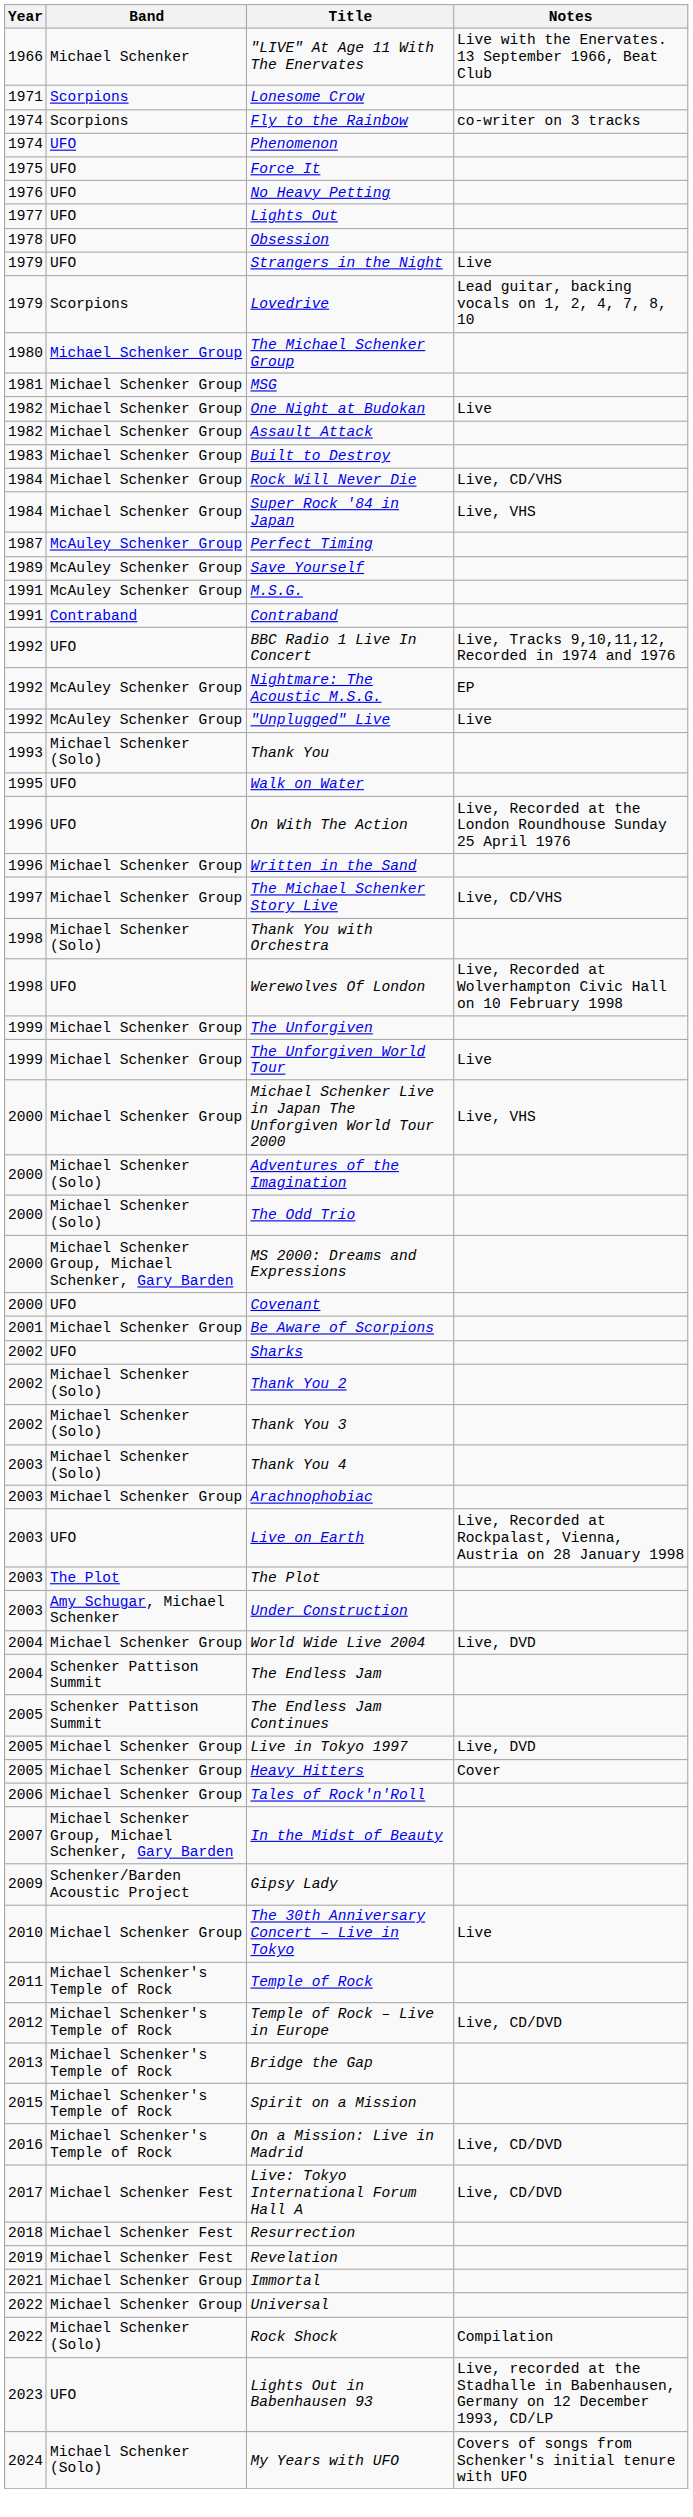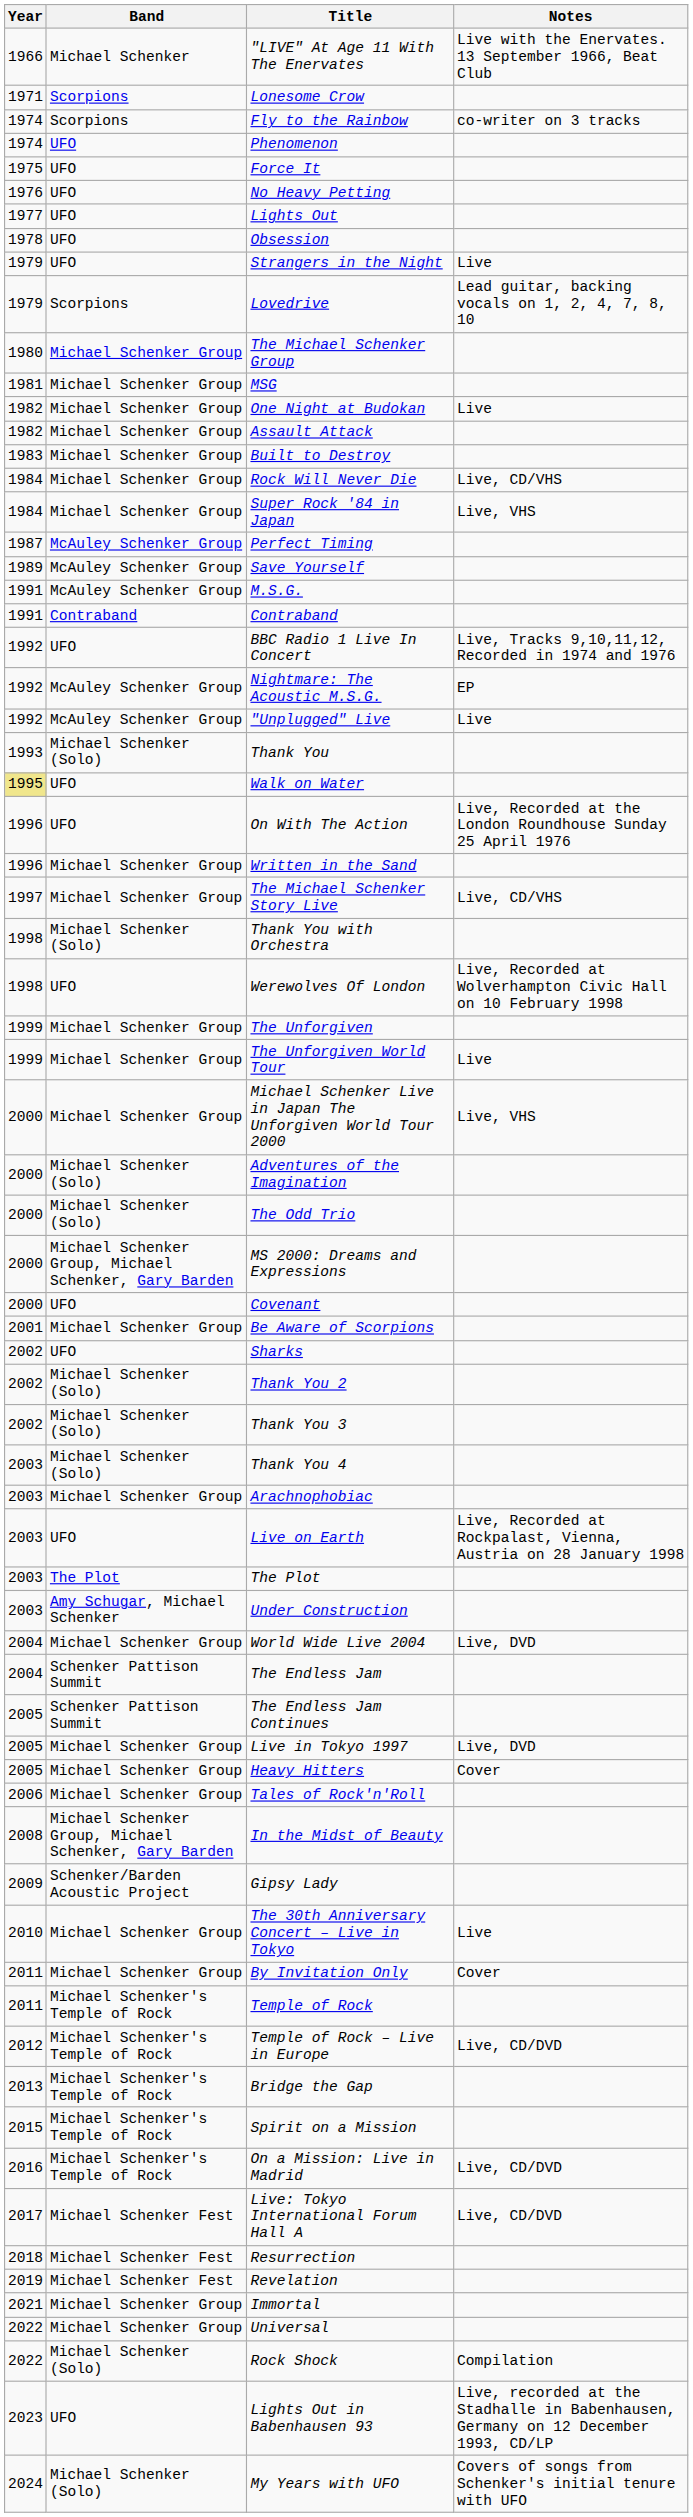(26, 785) no background -> (26, 785) khaki background
(26, 1835) 2007 -> (26, 1835) 2008
+ row: (329, 1974)
